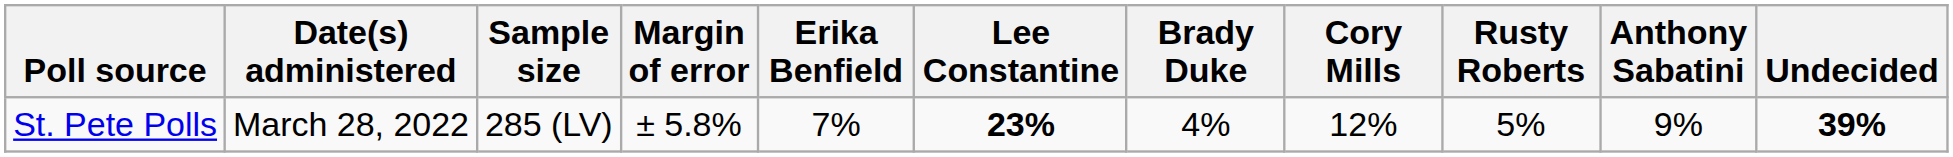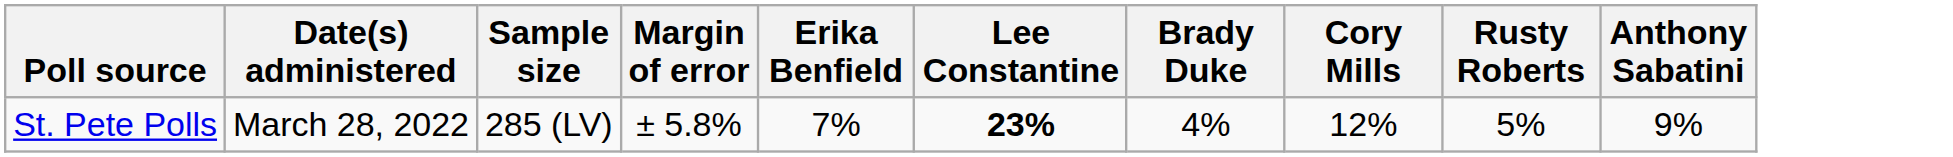- column: (1852, 70)
